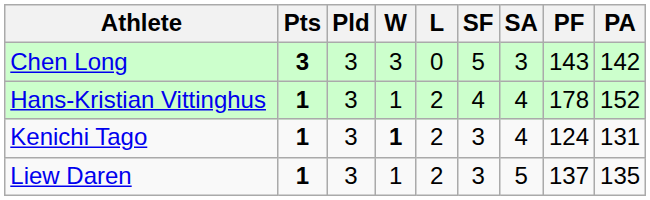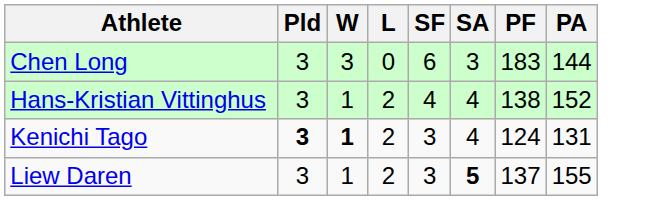- column: (303, 23)
(478, 61) 5 -> (430, 61) 6
(569, 61) 143 -> (521, 61) 183
(620, 61) 142 -> (572, 61) 144
(569, 99) 178 -> (521, 99) 138
(351, 137) normal -> (302, 137) bold
(521, 175) normal -> (473, 175) bold
(620, 175) 135 -> (572, 175) 155
